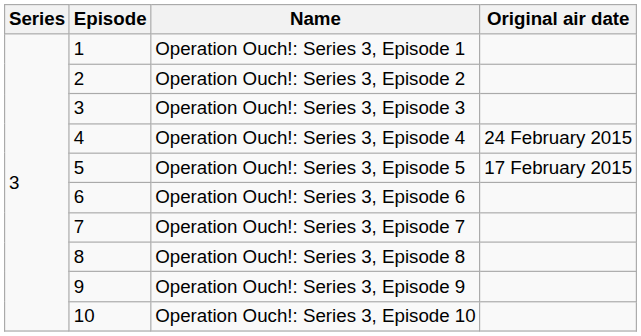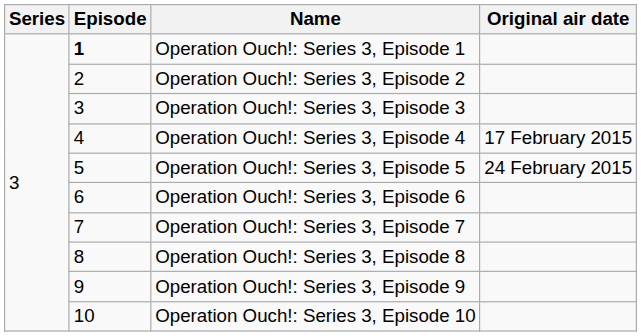(79, 49) normal -> (79, 49) bold
(558, 138) 24 February 2015 -> (558, 138) 17 February 2015
(558, 167) 17 February 2015 -> (558, 167) 24 February 2015
